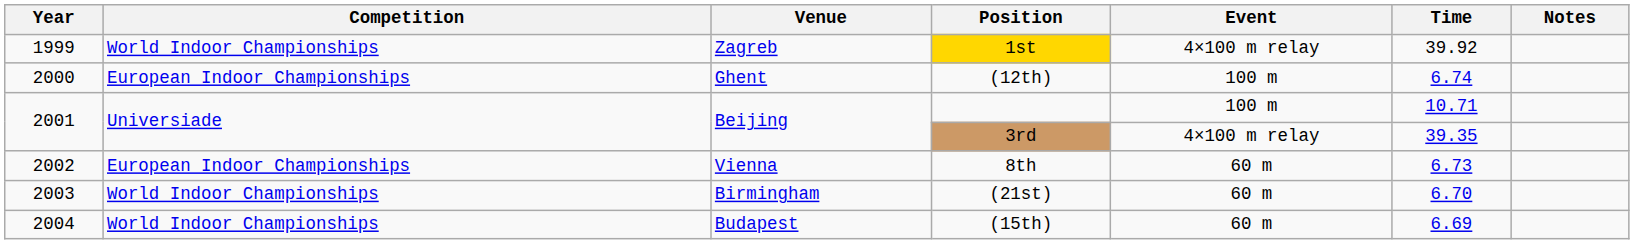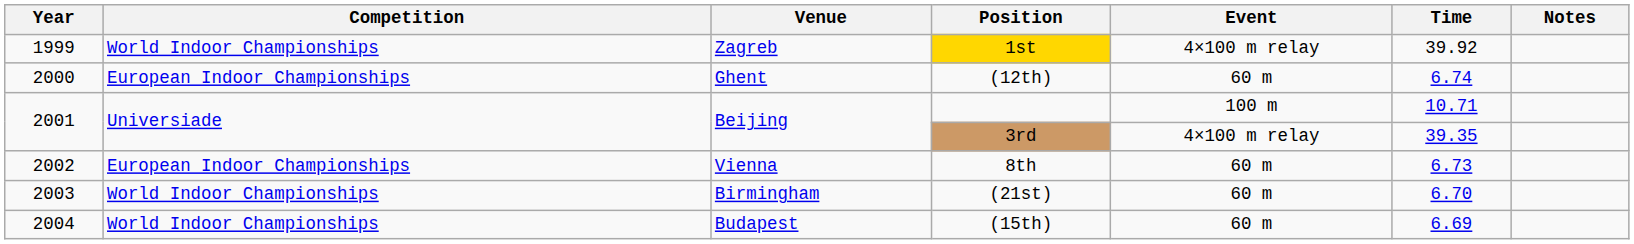(1251, 78) 100 m -> (1251, 78) 60 m
